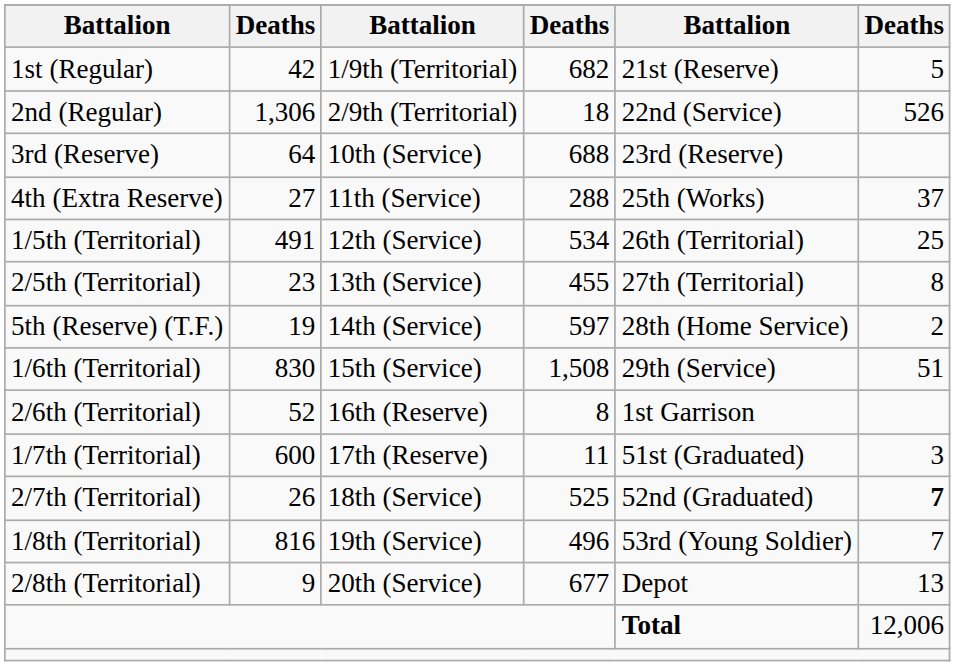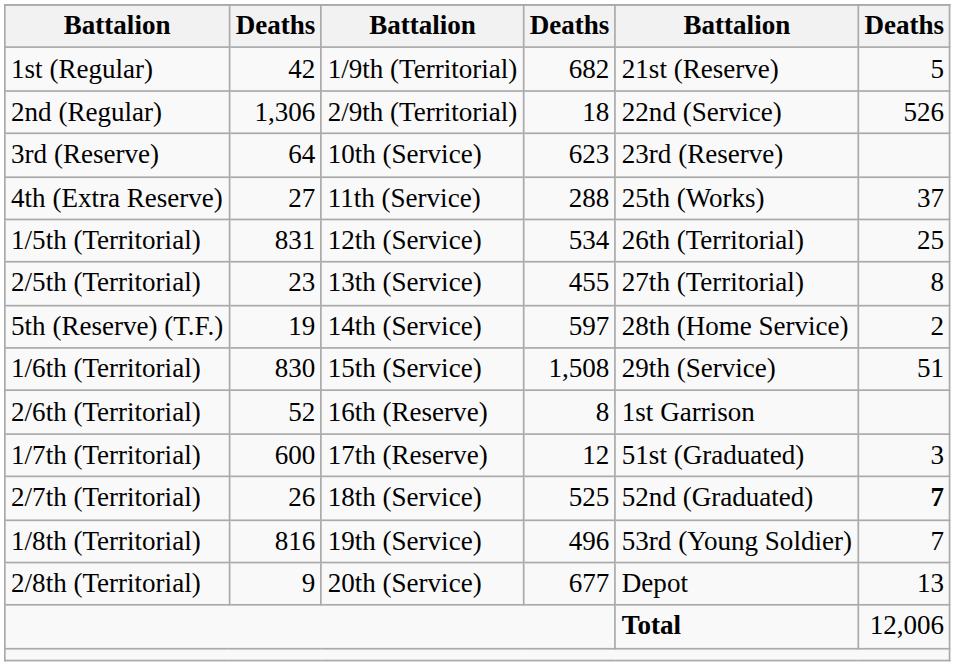(589, 154) 688 -> (589, 154) 623
(295, 240) 491 -> (295, 240) 831
(596, 454) 11 -> (596, 454) 12
